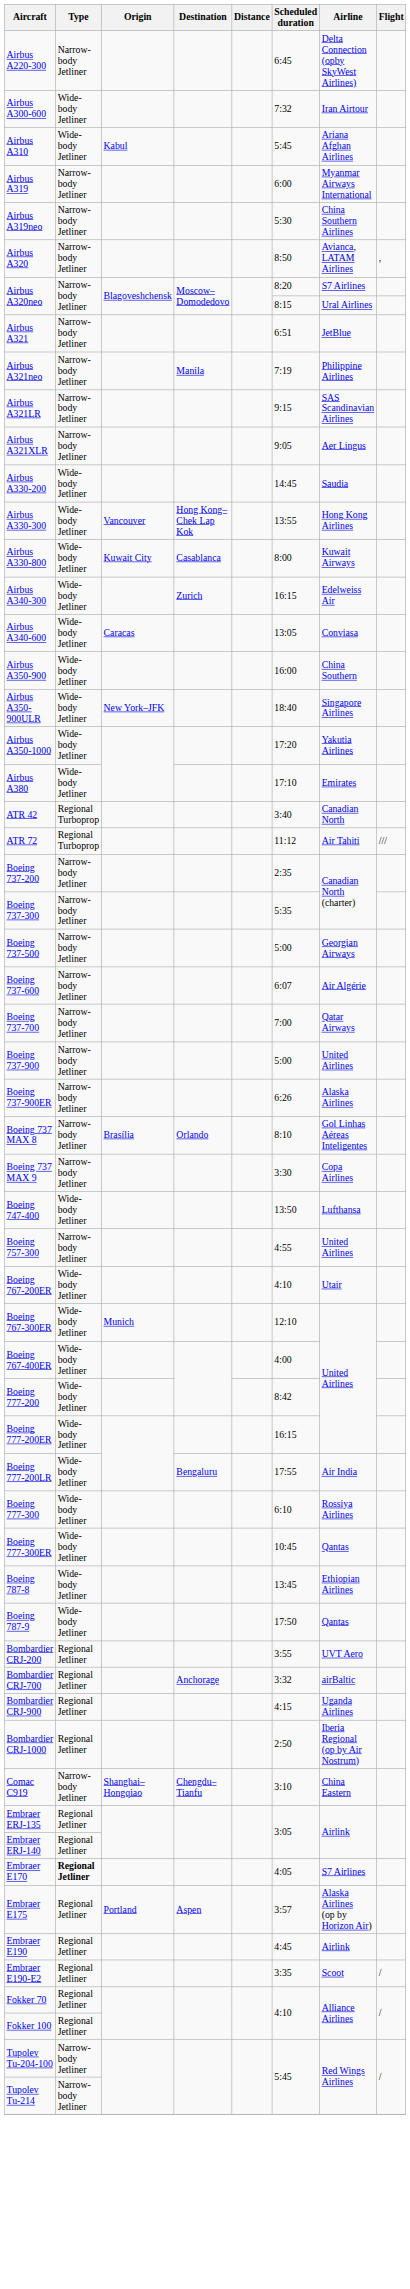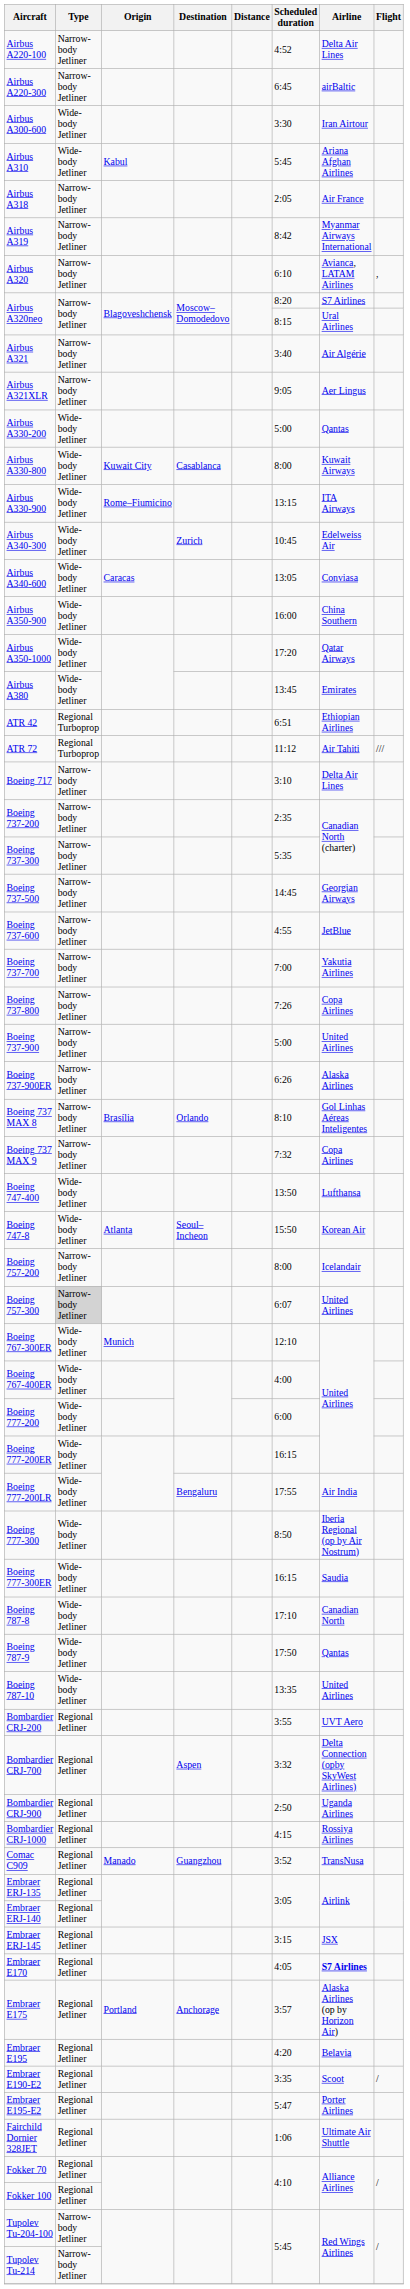+ row: (26, 49)
(344, 60) Delta Connection (opby SkyWest Airlines) -> (338, 87) airBaltic
(283, 109) 7:32 -> (283, 124) 3:30
+ row: (20, 199)
(283, 183) 6:00 -> (283, 236) 8:42
- row: (24, 221)
(283, 258) 8:50 -> (283, 274) 6:10
(283, 333) 6:51 -> (283, 353) 3:40
(336, 333) JetBlue -> (344, 353) Air Algérie
- row: (24, 371)
- row: (24, 408)
(285, 483) 14:45 -> (283, 428) 5:00
(335, 483) Saudia -> (335, 428) Qantas
- row: (26, 520)
+ row: (26, 503)
(285, 595) 16:15 -> (285, 540) 10:45
- row: (24, 708)
(337, 745) Yakutia Airlines -> (338, 653) Qatar Airways
(285, 782) 17:10 -> (285, 690) 13:45
(283, 814) 3:40 -> (283, 722) 6:51
(340, 814) Canadian North -> (341, 722) Ethiopian Airlines
+ row: (29, 780)
(283, 948) 5:00 -> (285, 893) 14:45
(283, 985) 6:07 -> (283, 930) 4:55
(344, 985) Air Algérie -> (336, 930) JetBlue
(338, 1023) Qatar Airways -> (337, 968) Yakutia Airlines
+ row: (23, 1005)
(283, 1172) 3:30 -> (283, 1155) 7:32
+ row: (21, 1230)
+ row: (23, 1267)
(74, 1247) no background -> (74, 1305) lightgrey background
(283, 1247) 4:55 -> (283, 1305) 6:07
- row: (29, 1285)
(283, 1397) 8:42 -> (283, 1417) 6:00
(283, 1509) 6:10 -> (283, 1535) 8:50
(337, 1509) Rossiya Airlines -> (342, 1535) Iberia Regional (op by Air Nostrum)
(285, 1547) 10:45 -> (285, 1578) 16:15
(335, 1547) Qantas -> (335, 1578) Saudia
(285, 1584) 13:45 -> (285, 1615) 17:10
(341, 1584) Ethiopian Airlines -> (340, 1615) Canadian North
+ row: (21, 1690)
(198, 1680) Anchorage -> (189, 1765) Aspen
(338, 1680) airBaltic -> (344, 1765) Delta Connection (opby SkyWest Airlines)
(283, 1706) 4:15 -> (283, 1808) 2:50
(283, 1744) 2:50 -> (283, 1834) 4:15
(342, 1744) Iberia Regional (op by Air Nostrum) -> (337, 1834) Rossiya Airlines
+ row: (20, 1861)
- row: (20, 1787)
+ row: (24, 1940)
(76, 1872) bold -> (75, 1967) normal
(343, 1872) normal -> (344, 1967) bold
(189, 1909) Aspen -> (198, 2009) Anchorage
- row: (23, 1947)
+ row: (23, 2052)
+ row: (24, 2105)
+ row: (24, 2137)
